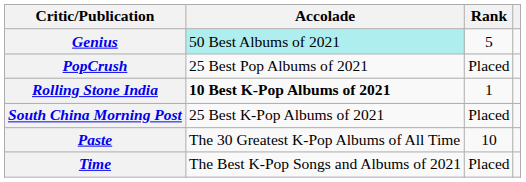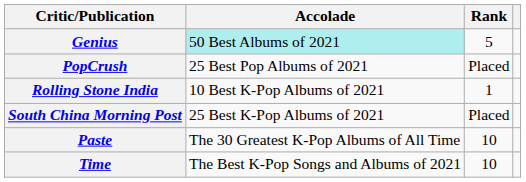(290, 90) bold -> (287, 90) normal
(489, 164) Placed -> (489, 164) 10
